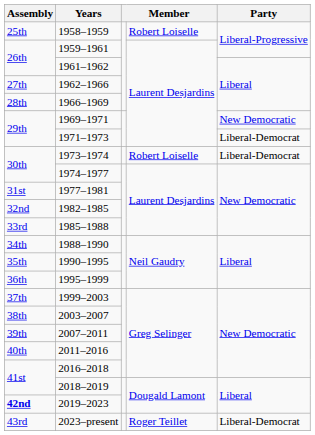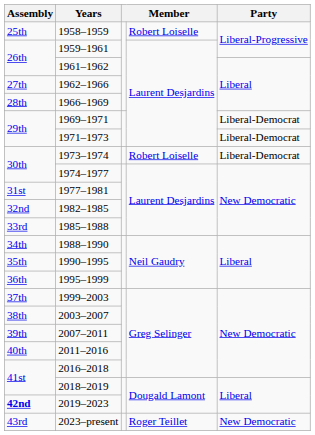(258, 119) New Democratic -> (260, 119) Liberal-Democrat
(260, 421) Liberal-Democrat -> (258, 421) New Democratic
